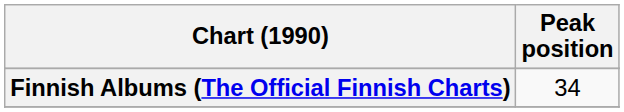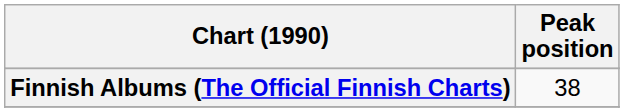(568, 87) 34 -> (568, 87) 38
